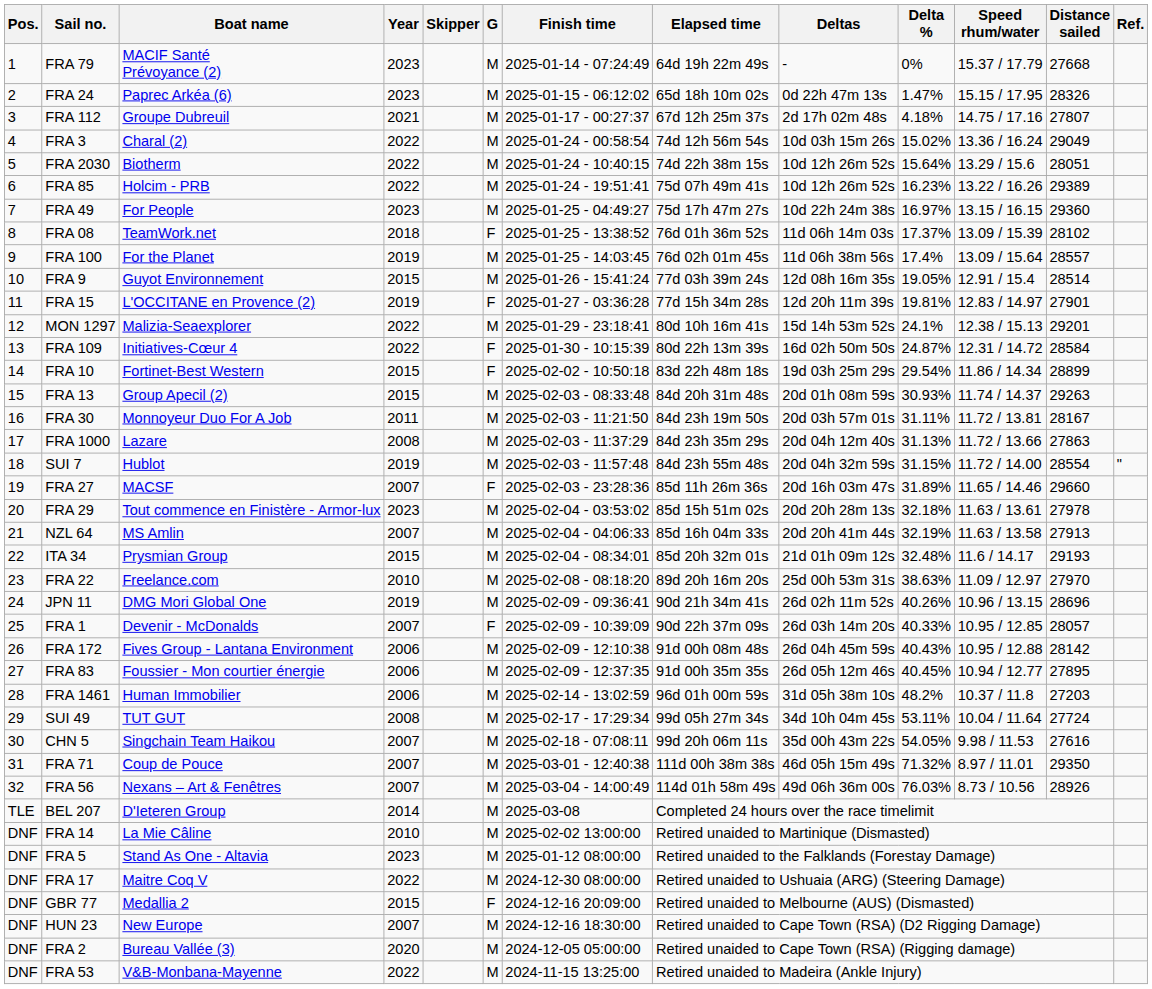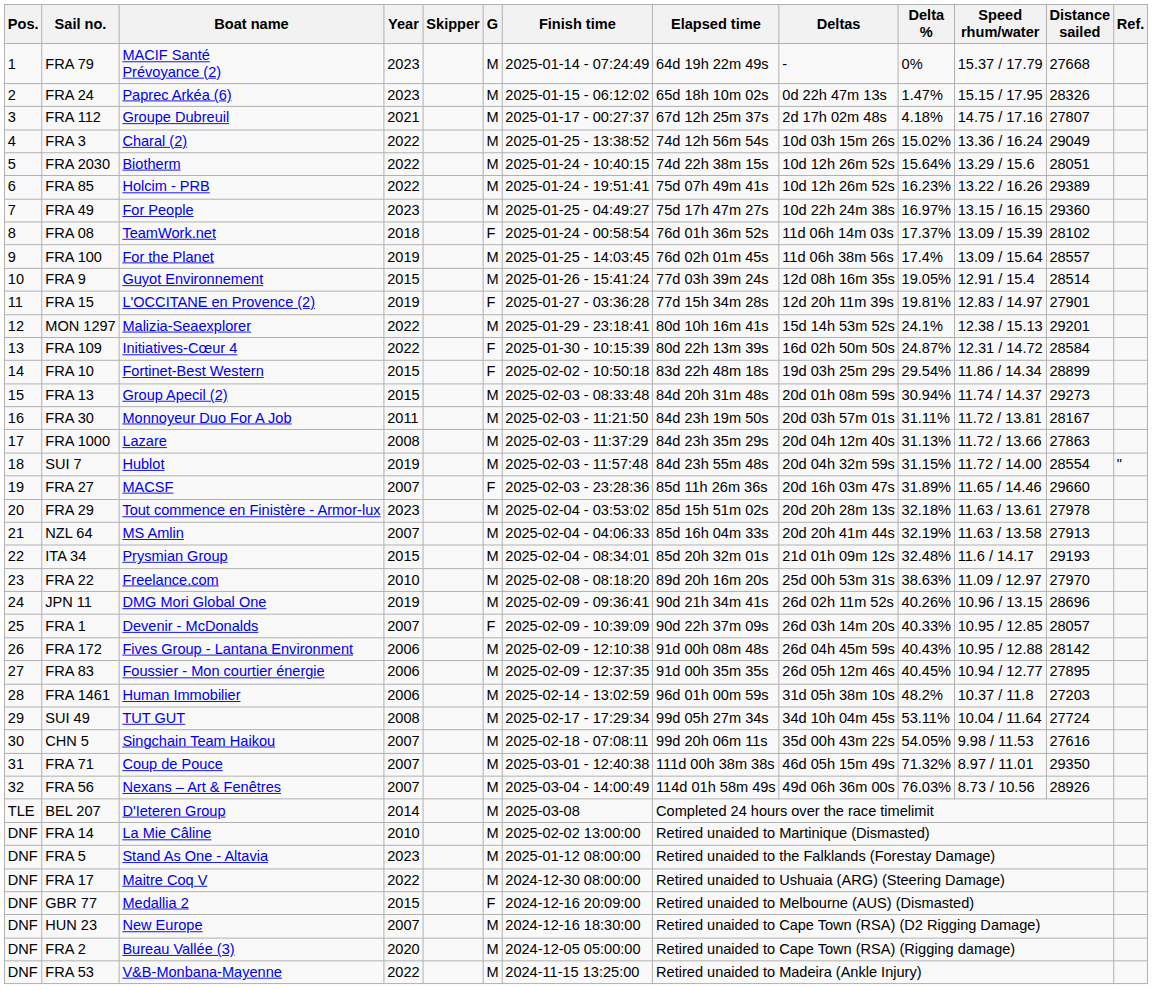(577, 141) 2025-01-24 - 00:58:54 -> (577, 141) 2025-01-25 - 13:38:52
(577, 233) 2025-01-25 - 13:38:52 -> (577, 233) 2025-01-24 - 00:58:54
(926, 395) 30.93% -> (926, 395) 30.94%
(1070, 395) 29263 -> (1070, 395) 29273
